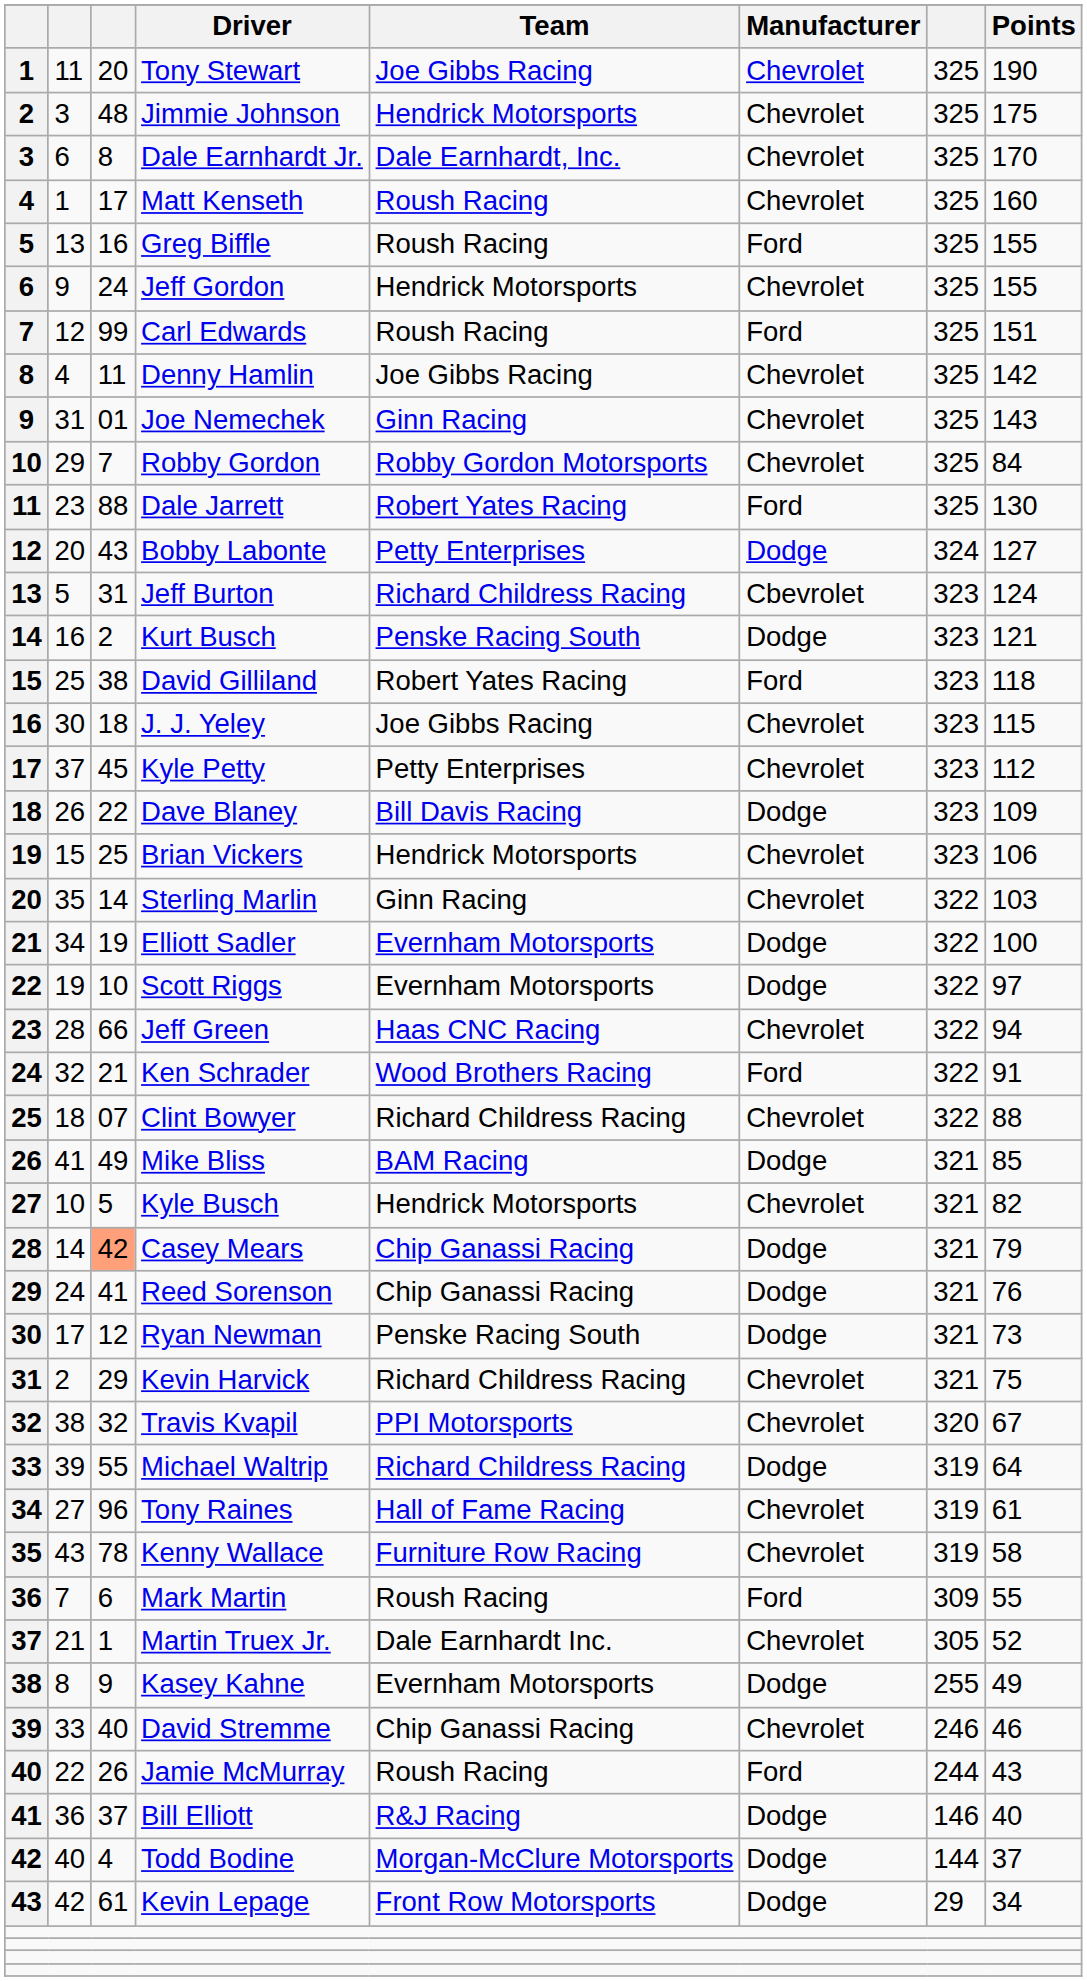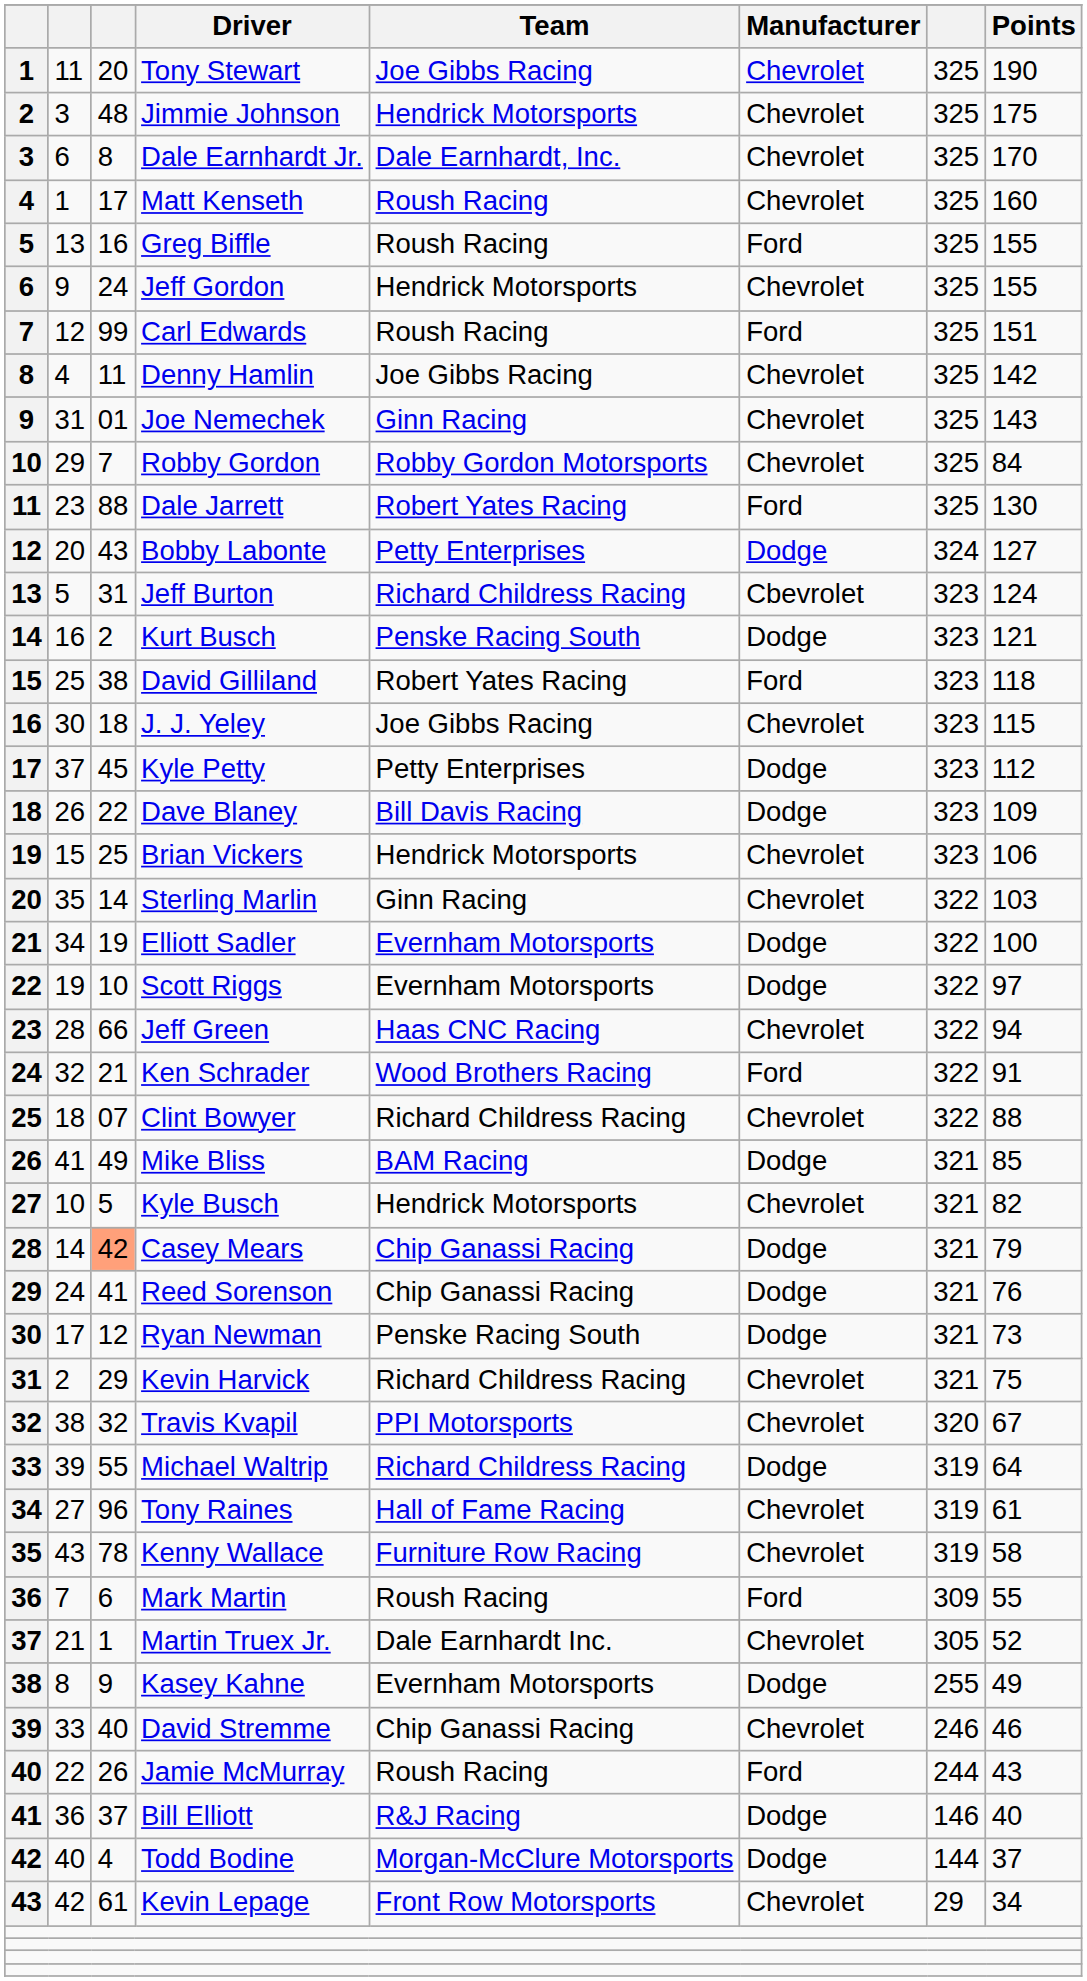(805, 768) Chevrolet -> (787, 768) Dodge
(787, 1903) Dodge -> (805, 1903) Chevrolet
